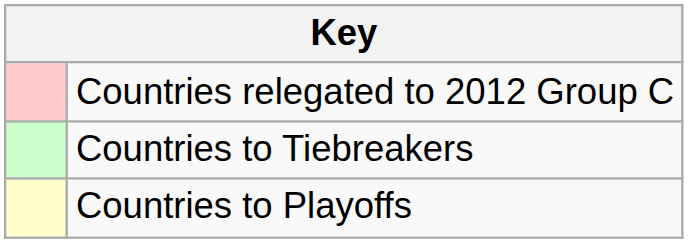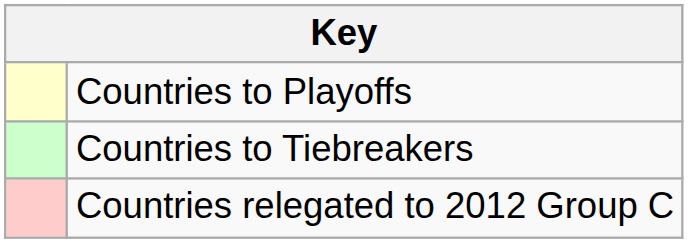rows swapped: (244, 206) <-> (375, 91)
